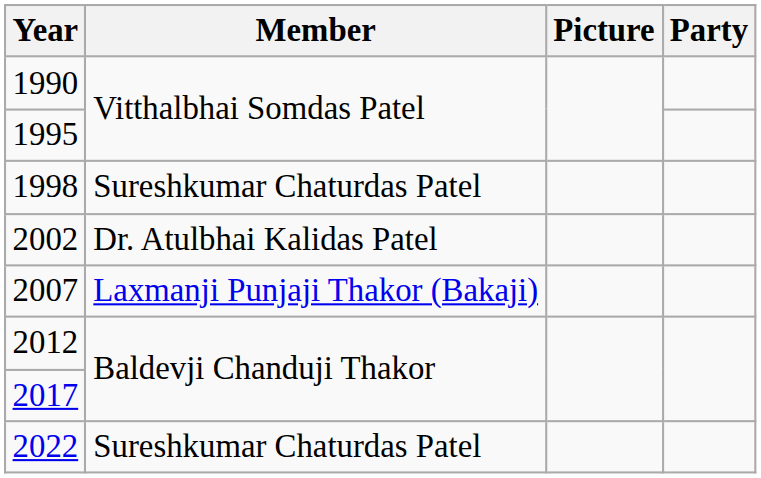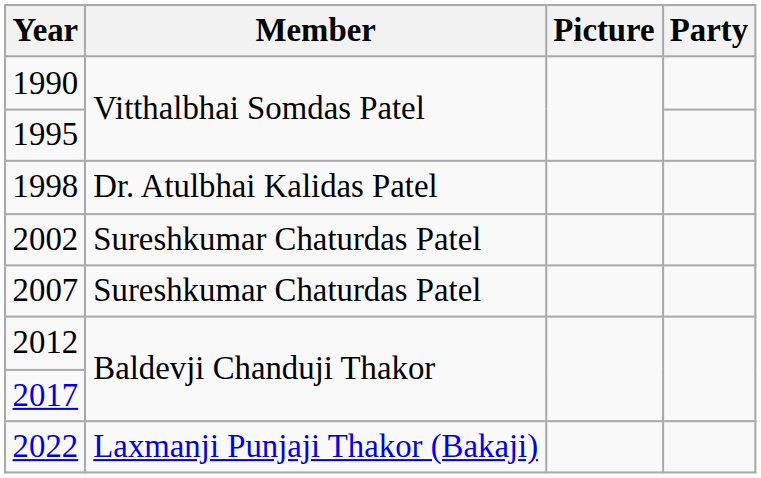(287, 186) Sureshkumar Chaturdas Patel -> (265, 186) Dr. Atulbhai Kalidas Patel
(265, 238) Dr. Atulbhai Kalidas Patel -> (287, 238) Sureshkumar Chaturdas Patel
(316, 290) Laxmanji Punjaji Thakor (Bakaji) -> (287, 290) Sureshkumar Chaturdas Patel
(287, 446) Sureshkumar Chaturdas Patel -> (316, 446) Laxmanji Punjaji Thakor (Bakaji)
